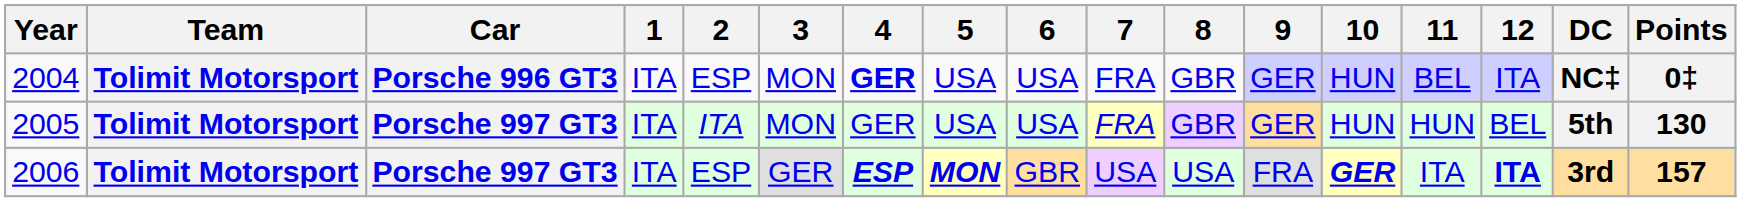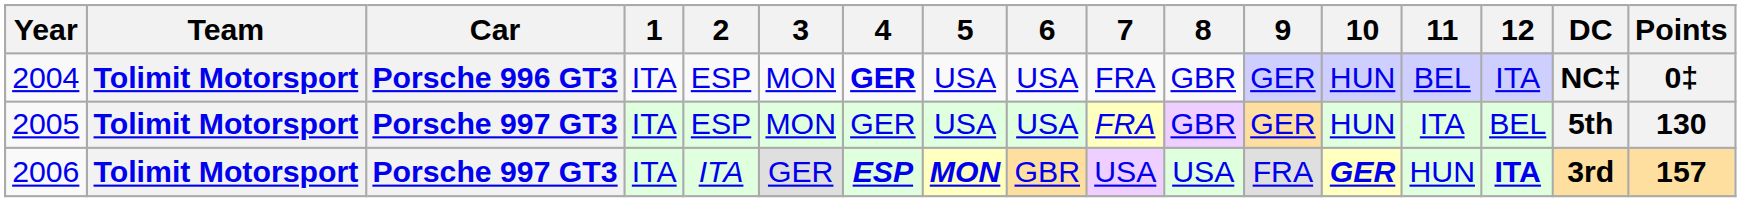(721, 125) ITA -> (721, 125) ESP
(1442, 125) HUN -> (1442, 125) ITA
(721, 173) ESP -> (721, 173) ITA
(1442, 173) ITA -> (1442, 173) HUN
